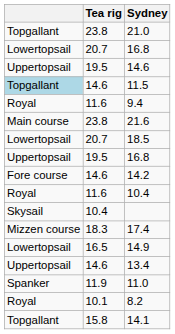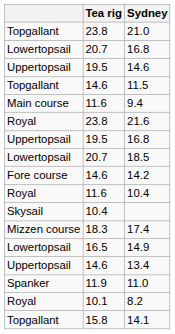(33, 85) lightblue background -> (33, 85) no background
(21, 103) Royal -> (38, 103) Main course
(38, 121) Main course -> (21, 121) Royal
rows swapped: (97, 139) <-> (97, 157)
